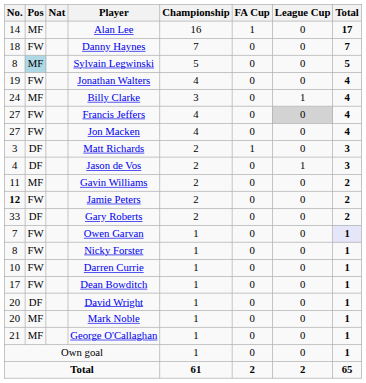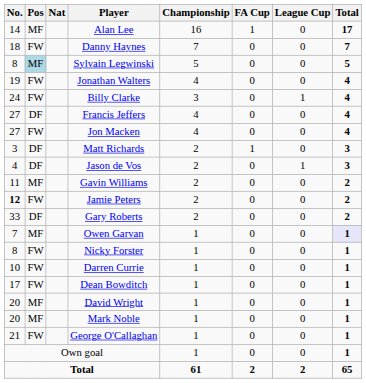(36, 98) MF -> (36, 98) FW
(36, 115) FW -> (36, 115) DF
(303, 115) lightgrey background -> (303, 115) no background
(36, 234) FW -> (36, 234) MF
(36, 302) DF -> (36, 302) MF
(36, 336) MF -> (36, 336) FW
